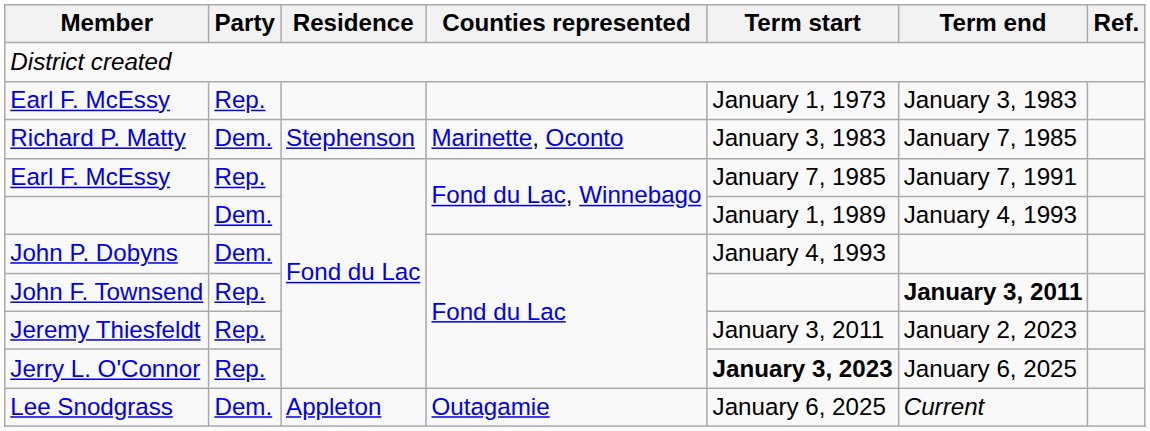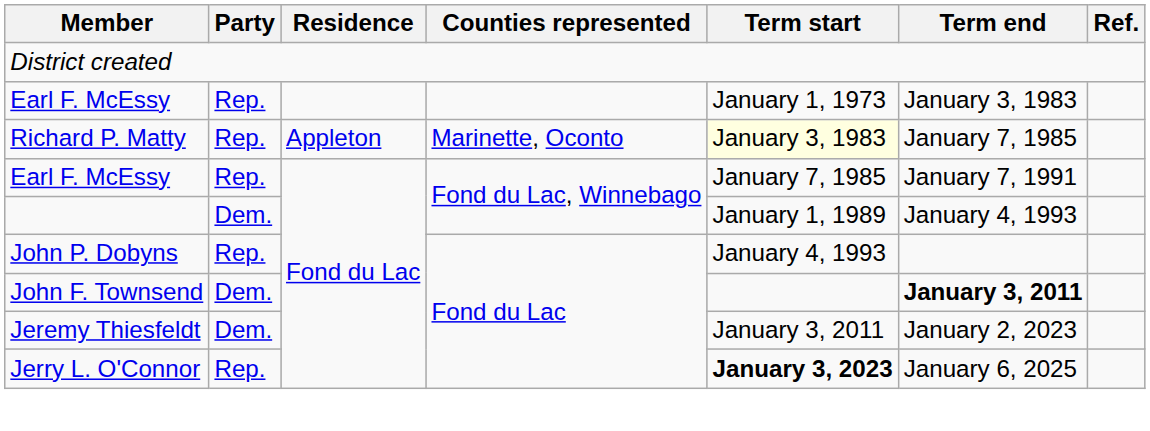(243, 138) Dem. -> (240, 138) Rep.
(350, 138) Stephenson -> (334, 138) Appleton
(799, 138) no background -> (799, 138) lightyellow background
(243, 253) Dem. -> (240, 253) Rep.
(240, 291) Rep. -> (243, 291) Dem.
(240, 330) Rep. -> (243, 330) Dem.
- row: (92, 406)
